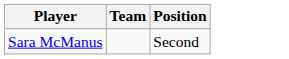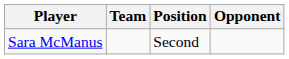+ column: (247, 16)
